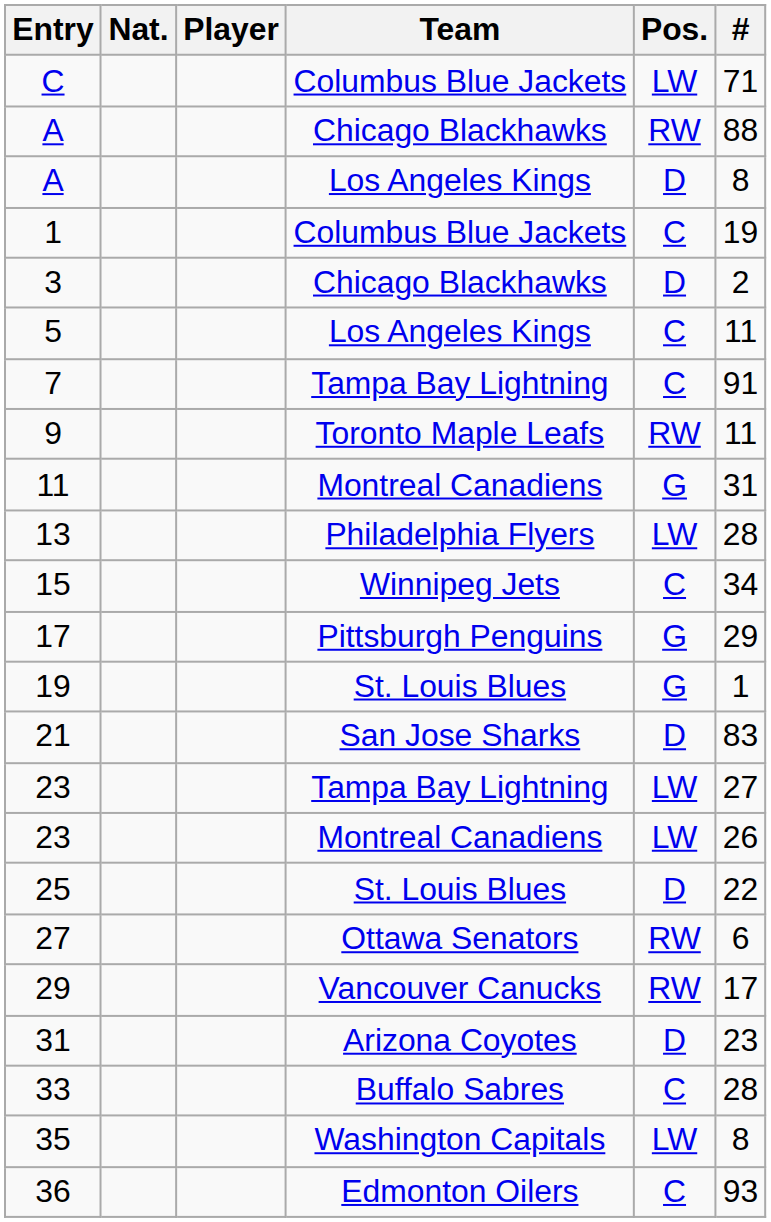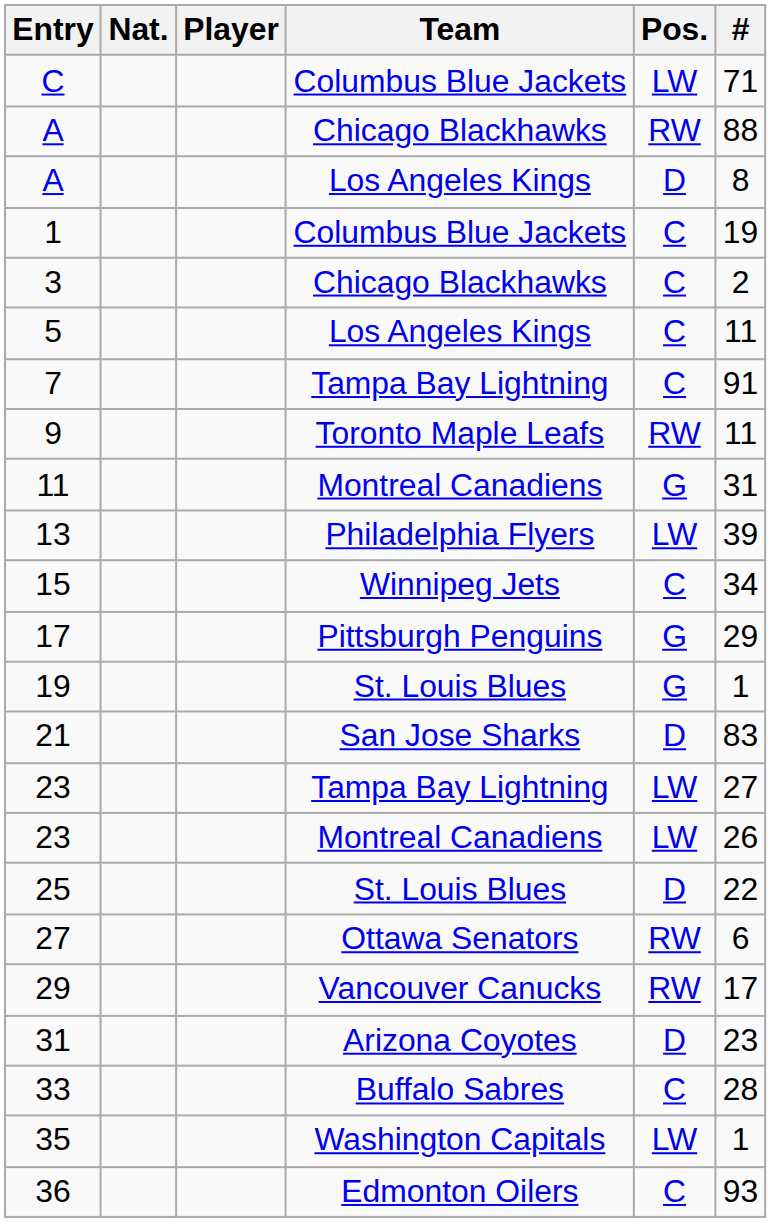(675, 282) D -> (675, 282) C
(741, 534) 28 -> (741, 534) 39
(741, 1140) 8 -> (741, 1140) 1
